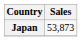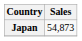(61, 28) 53,873 -> (61, 28) 54,873
